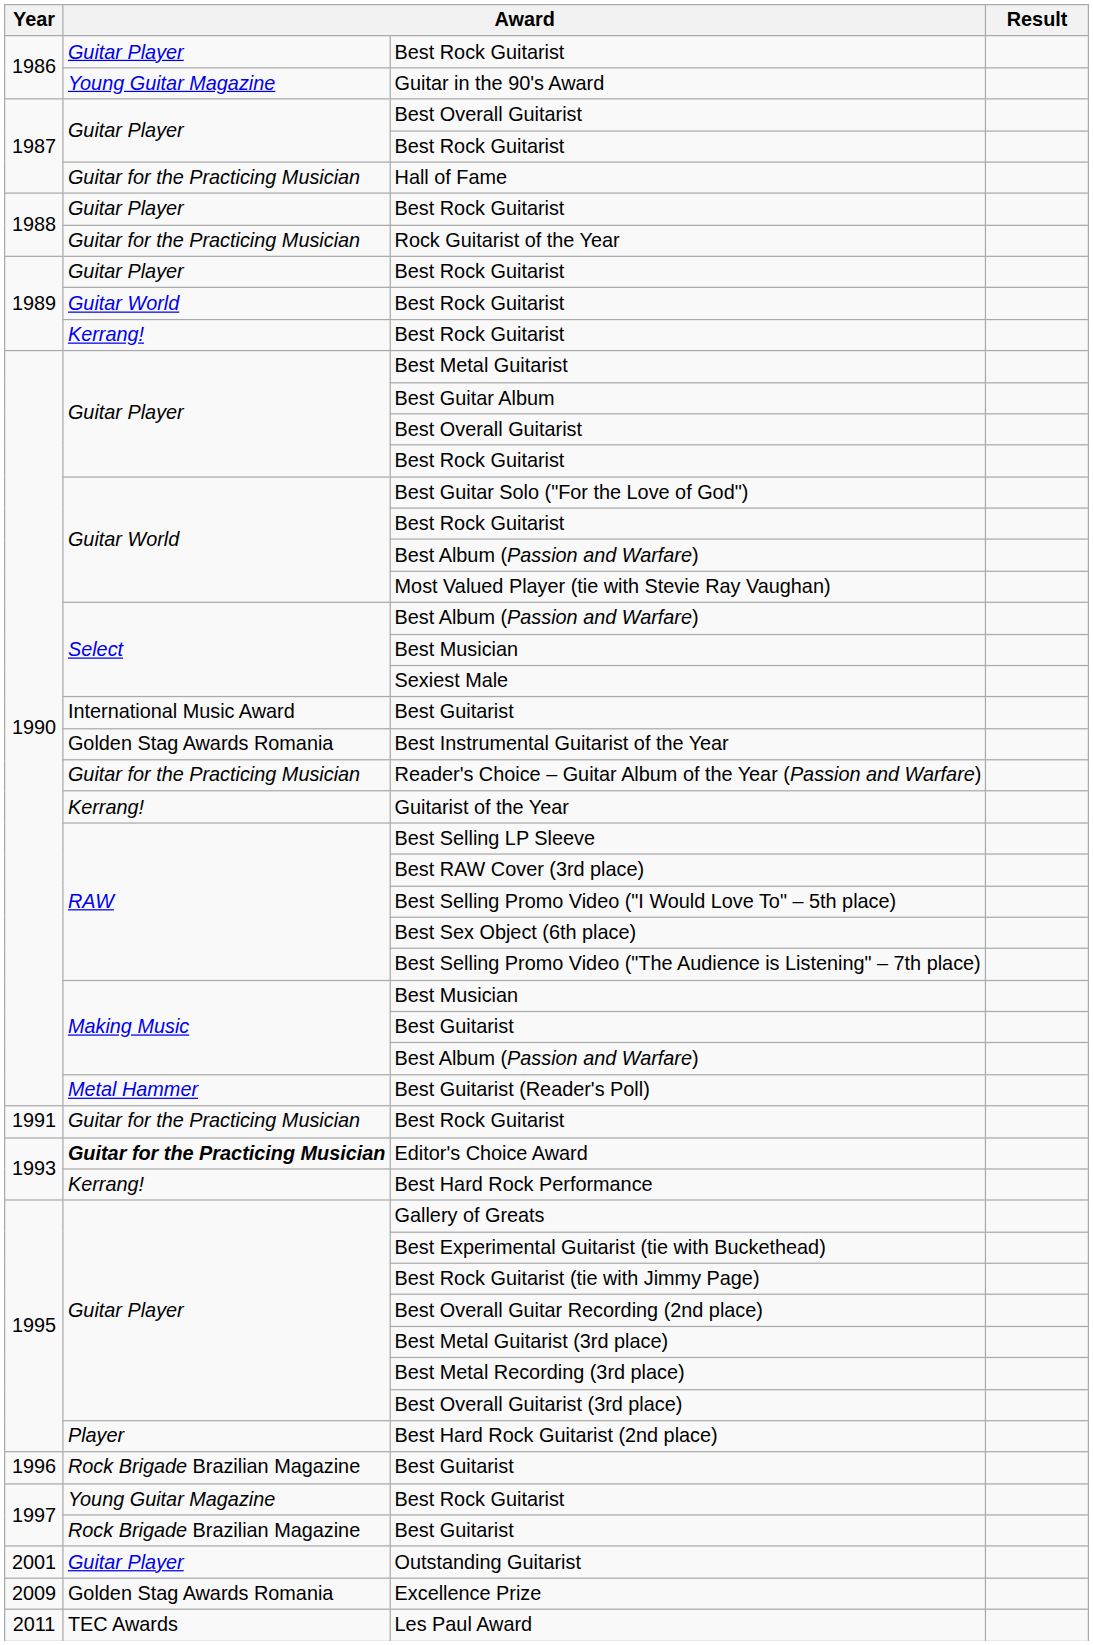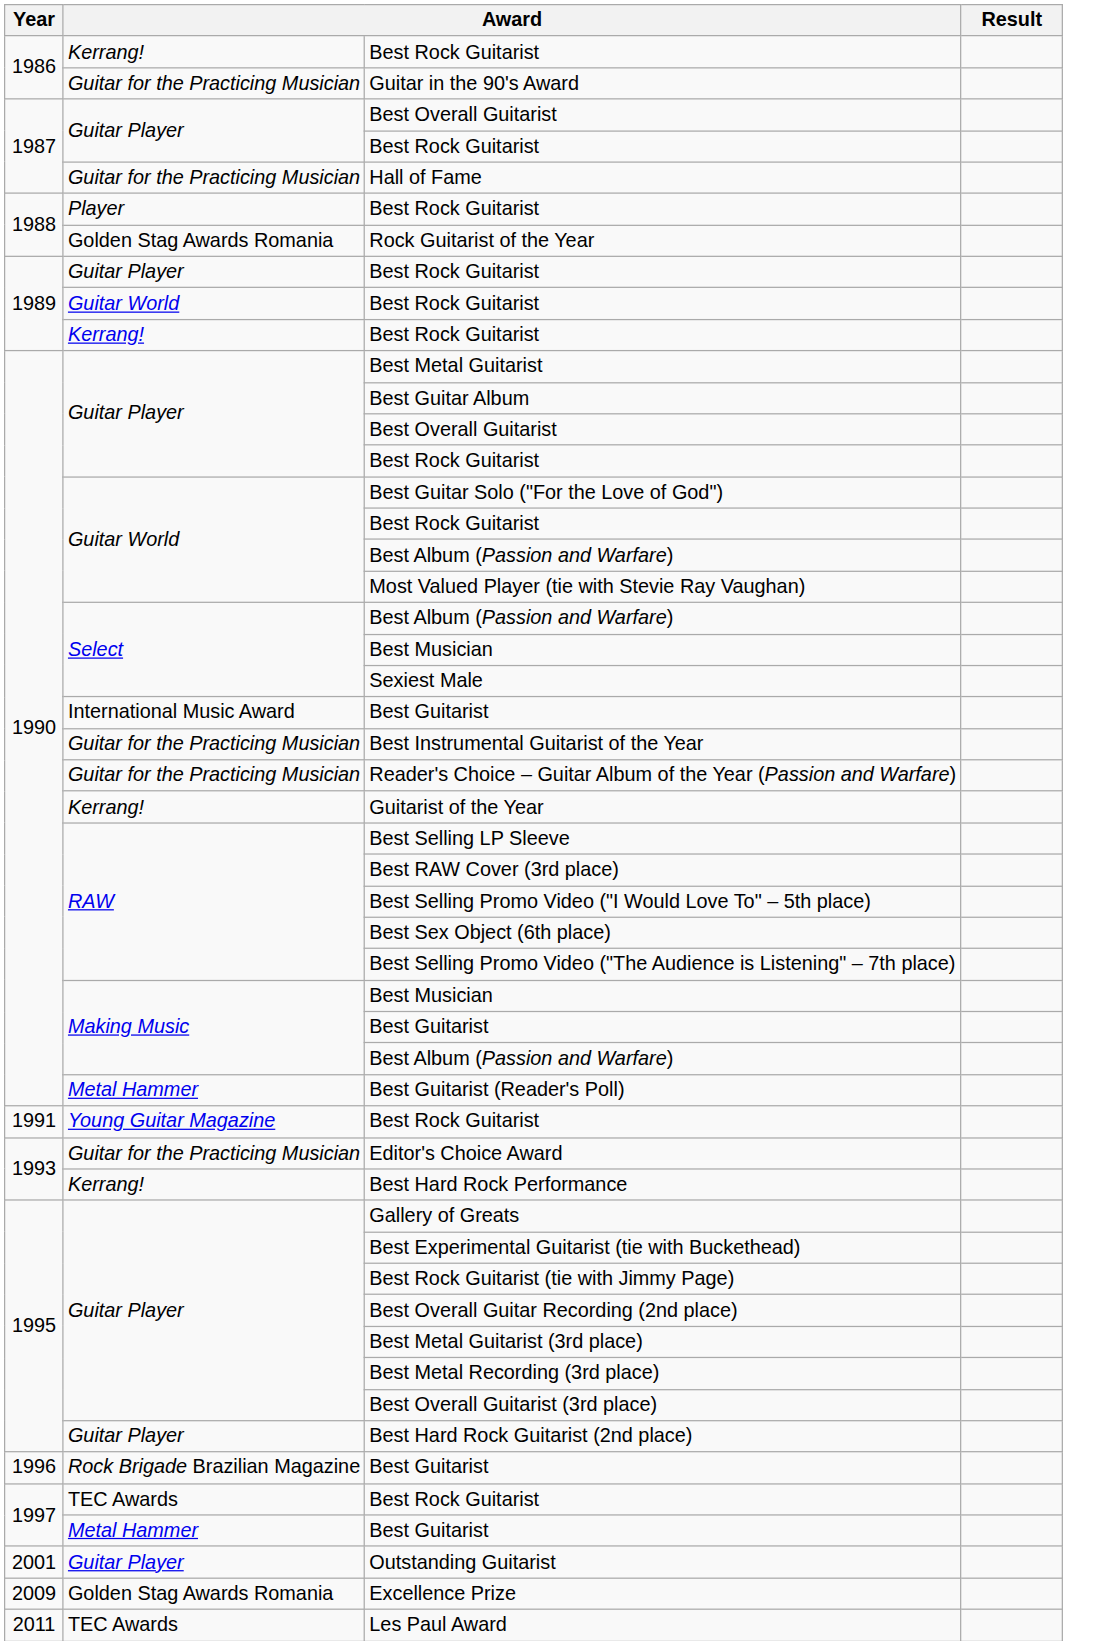(126, 51) Guitar Player -> (106, 51) Kerrang!
(172, 83) Young Guitar Magazine -> (214, 83) Guitar for the Practicing Musician
(126, 209) Guitar Player -> (96, 209) Player
(214, 240) Guitar for the Practicing Musician -> (201, 240) Golden Stag Awards Romania
(201, 743) Golden Stag Awards Romania -> (214, 743) Guitar for the Practicing Musician
(214, 1121) Guitar for the Practicing Musician -> (172, 1121) Young Guitar Magazine
(227, 1152) bold -> (214, 1152) normal
(96, 1436) Player -> (126, 1436) Guitar Player
(172, 1499) Young Guitar Magazine -> (123, 1499) TEC Awards
(214, 1530) Rock Brigade Brazilian Magazine -> (133, 1530) Metal Hammer
